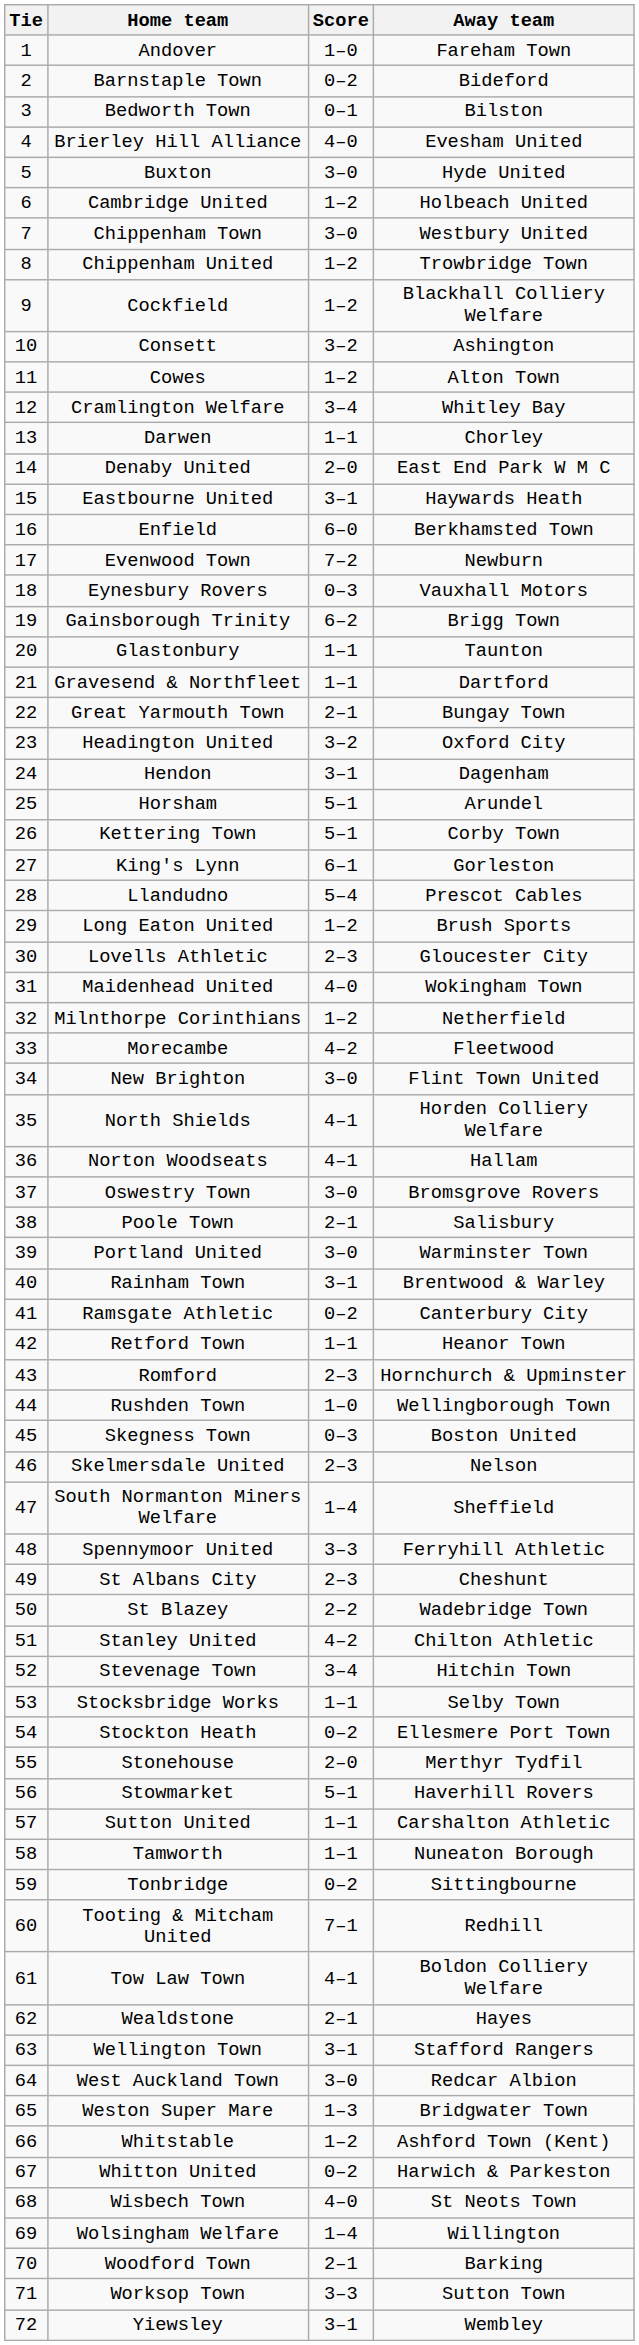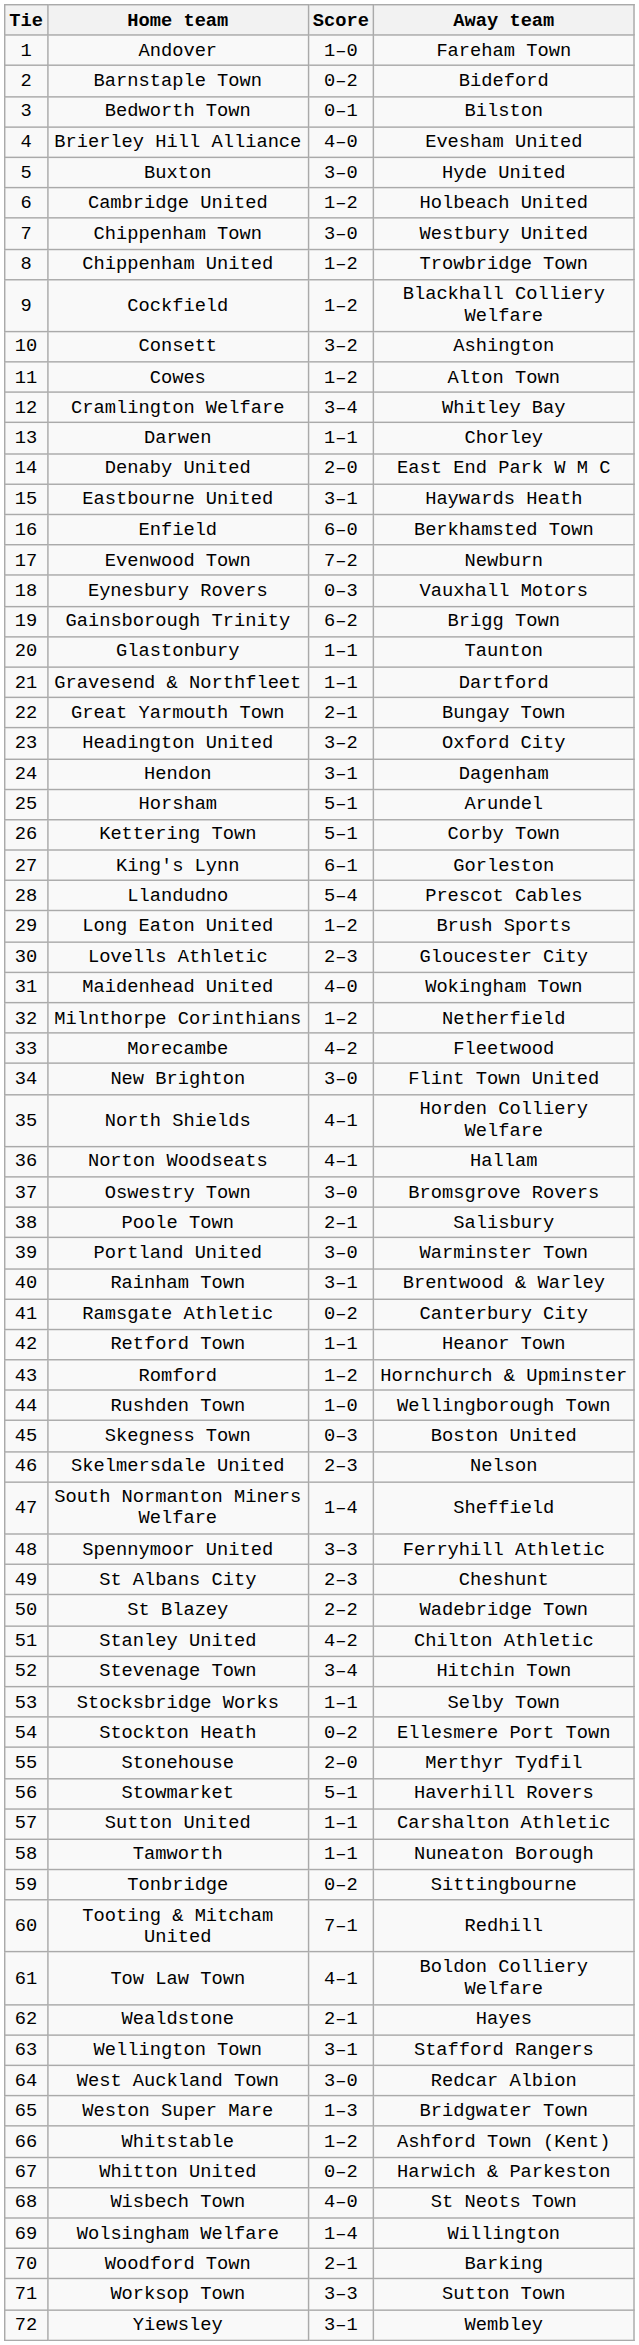(341, 1375) 2–3 -> (341, 1375) 1–2
